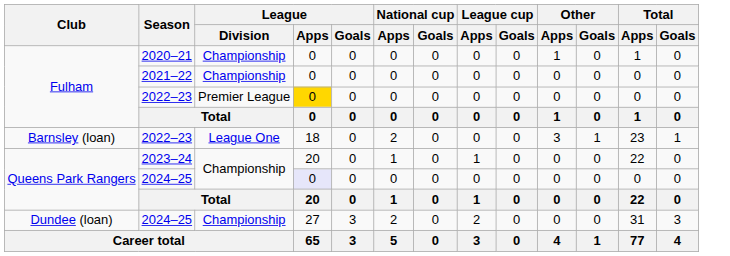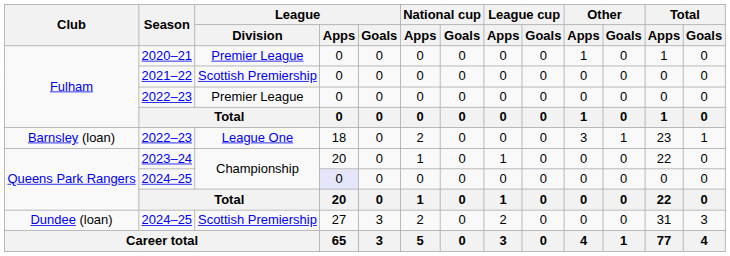(244, 55) Championship -> (257, 55) Premier League
(244, 76) Championship -> (257, 76) Scottish Premiership
(312, 96) gold background -> (339, 96) no background
(244, 220) Championship -> (257, 220) Scottish Premiership
